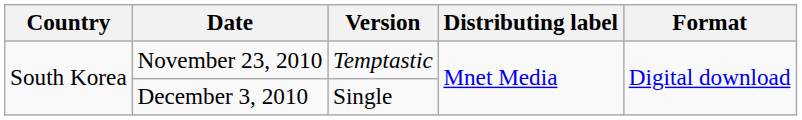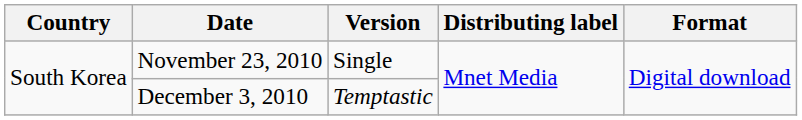(383, 59) Temptastic -> (363, 59) Single
(363, 96) Single -> (383, 96) Temptastic
